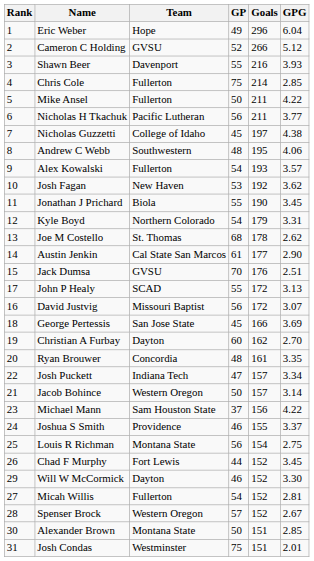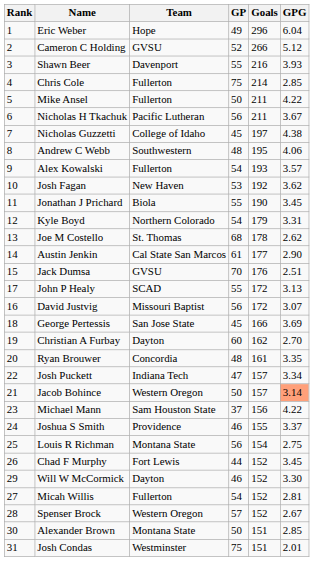(292, 116) 3.77 -> (292, 116) 3.67
(292, 392) no background -> (292, 392) lightsalmon background
